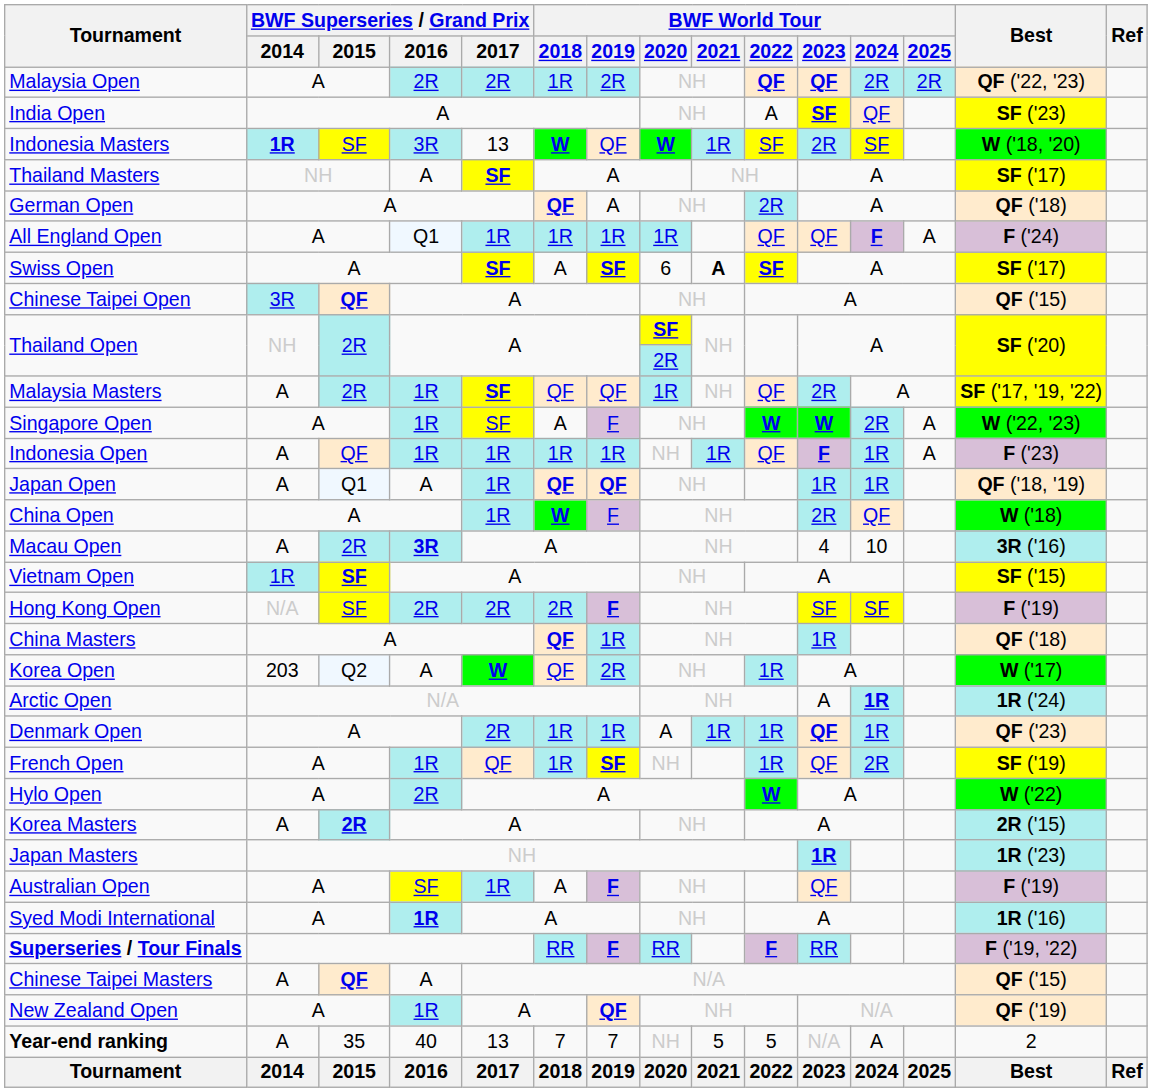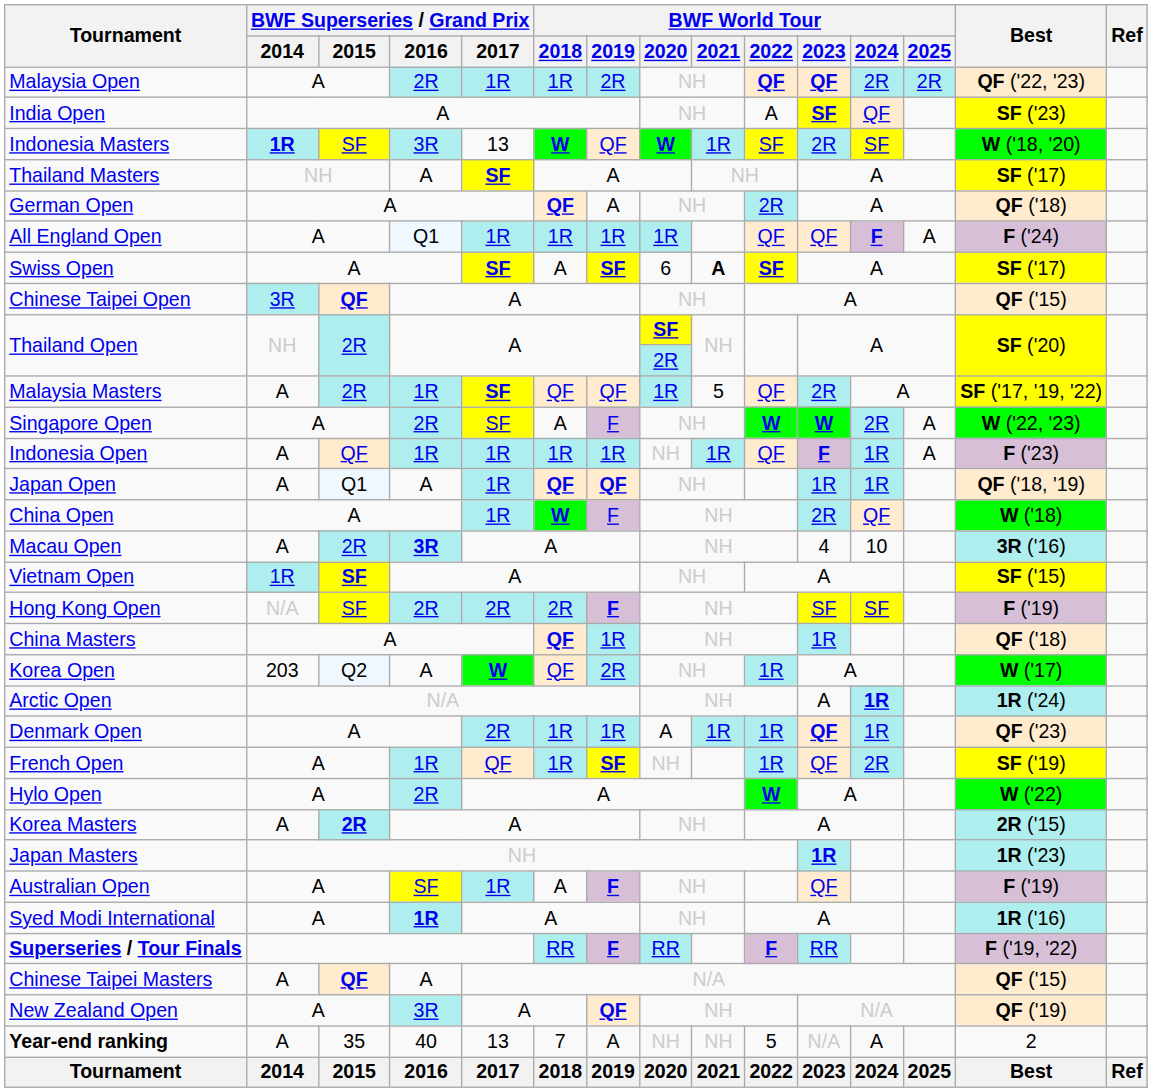(498, 82) 2R -> (498, 82) 1R
(718, 392) NH -> (718, 392) 5
(426, 423) 1R -> (426, 423) 2R
(426, 1011) 1R -> (426, 1011) 3R
(613, 1042) 7 -> (613, 1042) A
(718, 1042) 5 -> (718, 1042) NH
